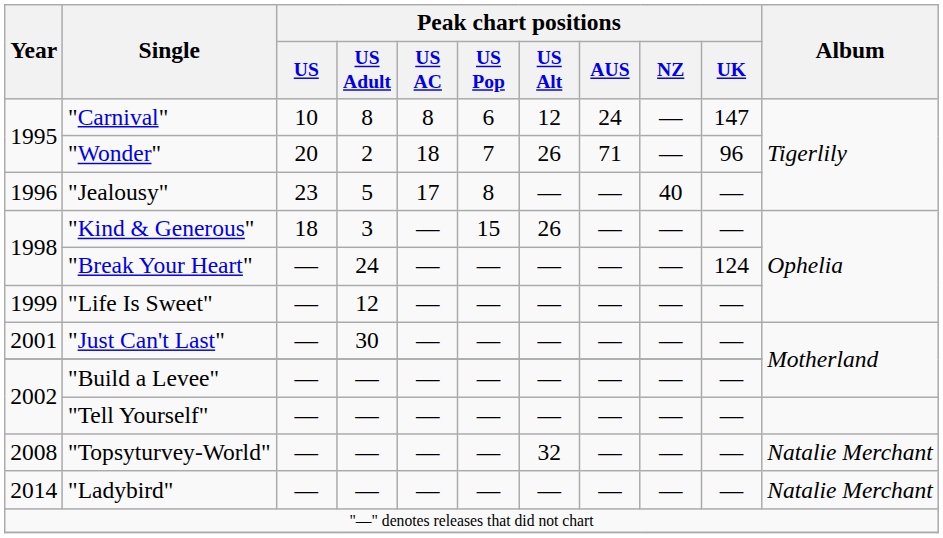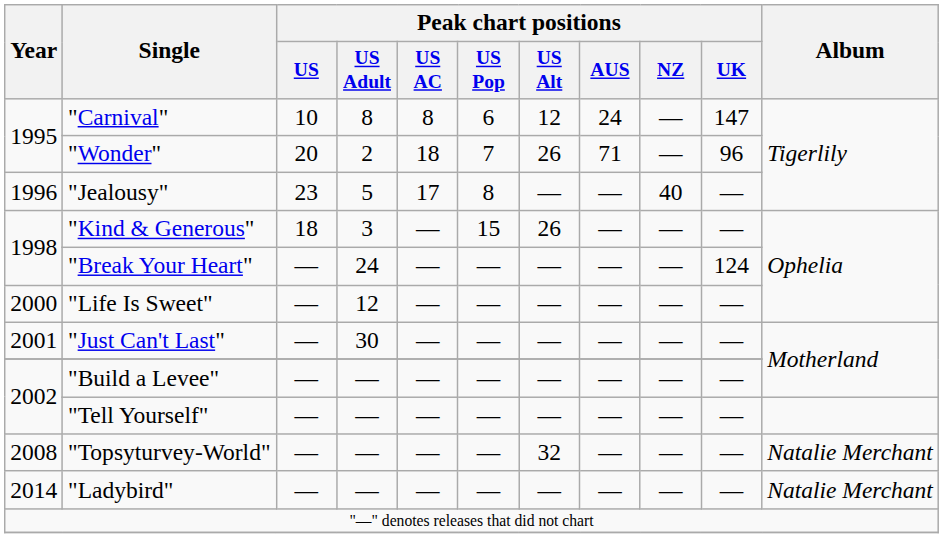(34, 303) 1999 -> (34, 303) 2000
